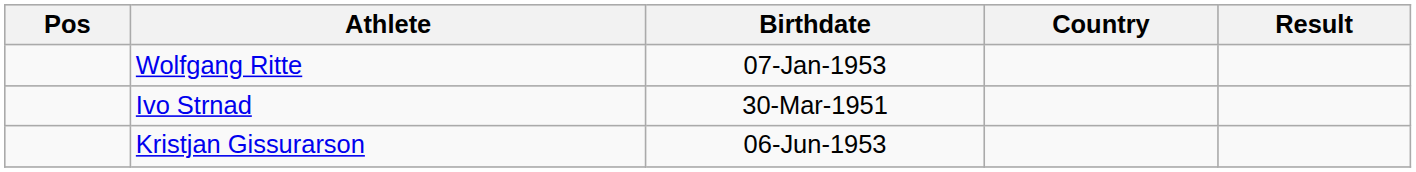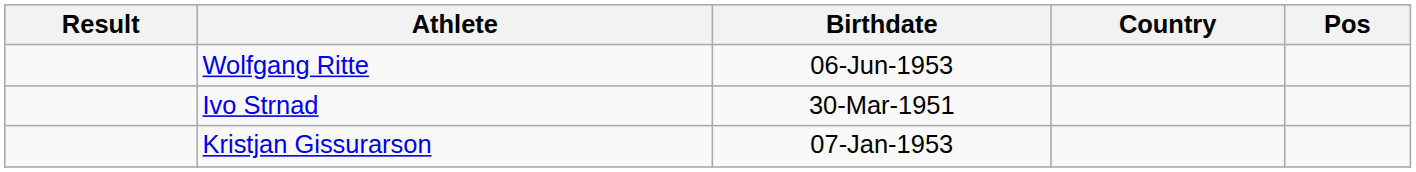columns swapped: (67, 24) <-> (1314, 24)
(815, 65) 07-Jan-1953 -> (882, 65) 06-Jun-1953
(815, 145) 06-Jun-1953 -> (882, 145) 07-Jan-1953
